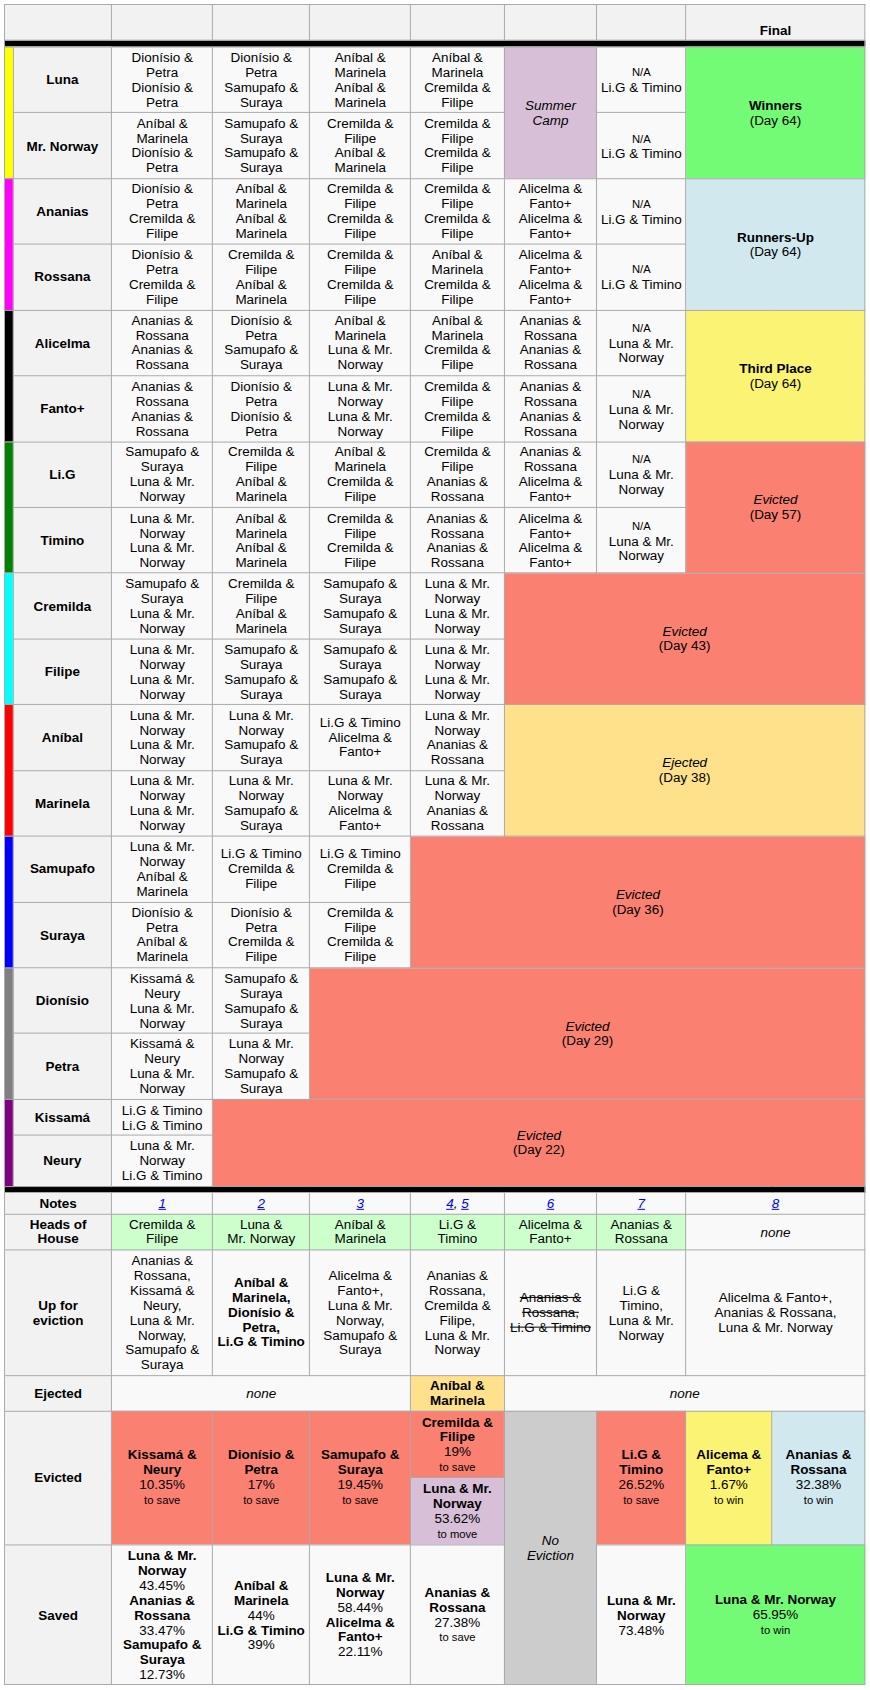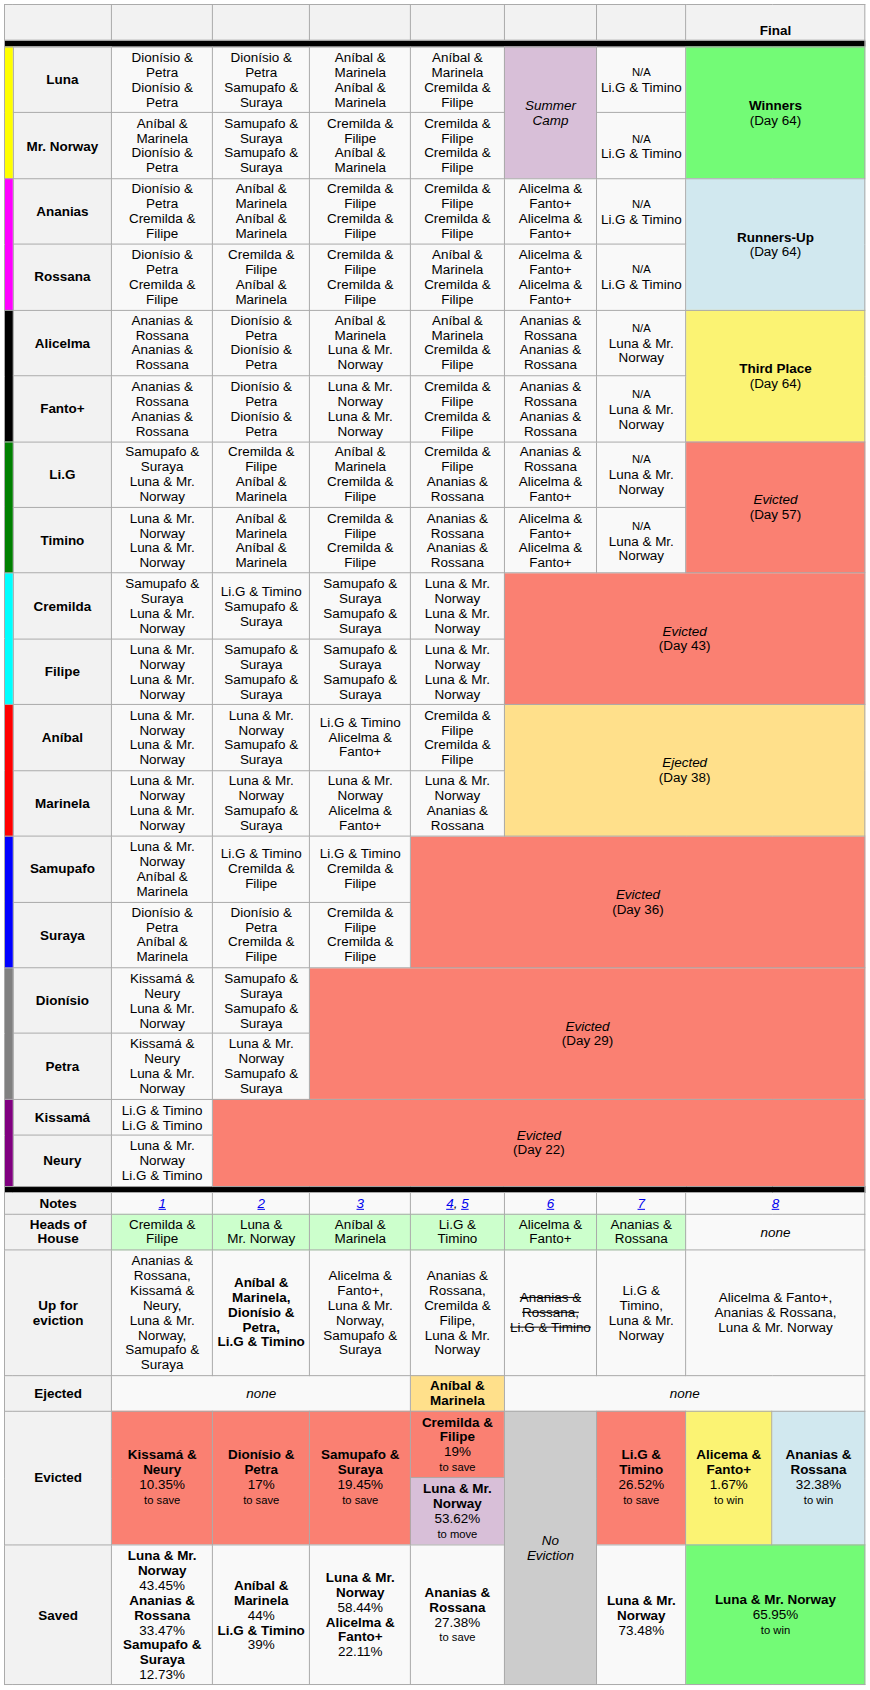(261, 343) Dionísio & Petra Samupafo & Suraya -> (261, 343) Dionísio & Petra Dionísio & Petra
(261, 606) Cremilda & Filipe Aníbal & Marinela -> (261, 606) Li.G & Timino Samupafo & Suraya
(457, 737) Luna & Mr. Norway Ananias & Rossana -> (457, 737) Cremilda & Filipe Cremilda & Filipe
